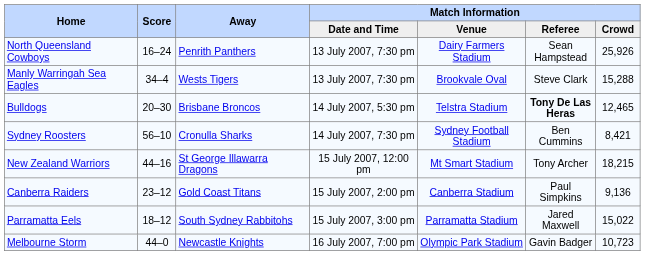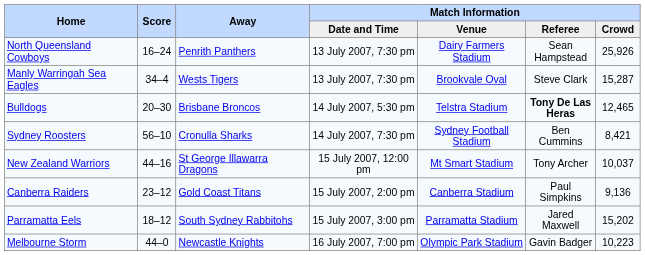(618, 80) 15,288 -> (618, 80) 15,287
(618, 164) 18,215 -> (618, 164) 10,037
(618, 220) 15,022 -> (618, 220) 15,202
(618, 242) 10,723 -> (618, 242) 10,223
